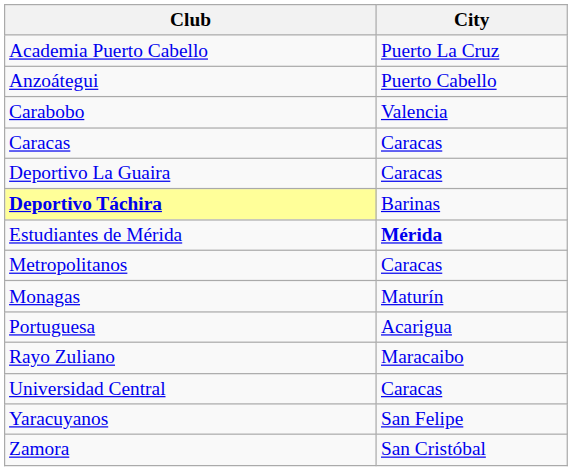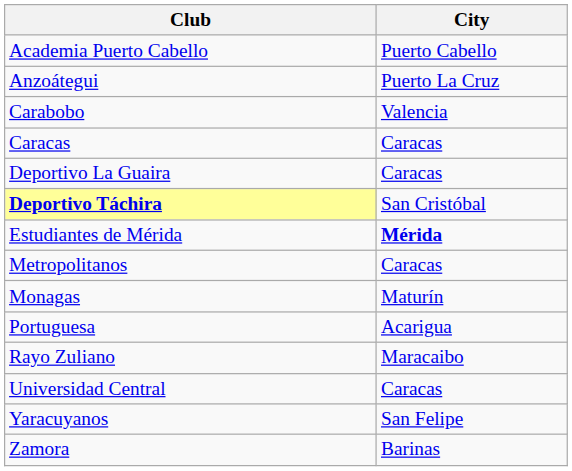(440, 50) Puerto La Cruz -> (439, 50) Puerto Cabello
(439, 81) Puerto Cabello -> (440, 81) Puerto La Cruz
(411, 204) Barinas -> (433, 204) San Cristóbal
(433, 449) San Cristóbal -> (411, 449) Barinas
